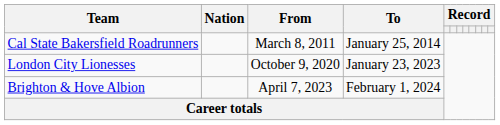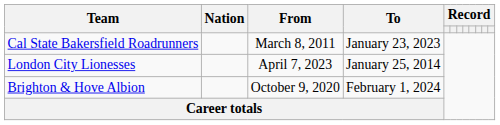(393, 43) January 25, 2014 -> (393, 43) January 23, 2023
(295, 65) October 9, 2020 -> (295, 65) April 7, 2023
(393, 65) January 23, 2023 -> (393, 65) January 25, 2014
(295, 87) April 7, 2023 -> (295, 87) October 9, 2020
